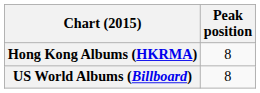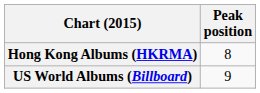(228, 76) 8 -> (228, 76) 9
